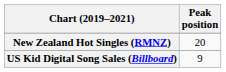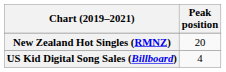(200, 59) 9 -> (200, 59) 4
